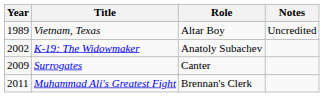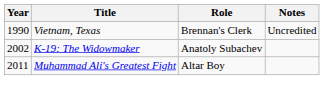(18, 30) 1989 -> (18, 30) 1990
(203, 30) Altar Boy -> (217, 30) Brennan's Clerk
- row: (58, 65)
(217, 83) Brennan's Clerk -> (203, 65) Altar Boy
